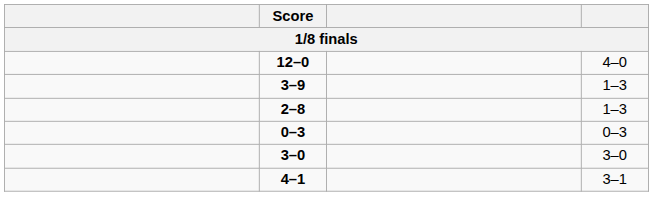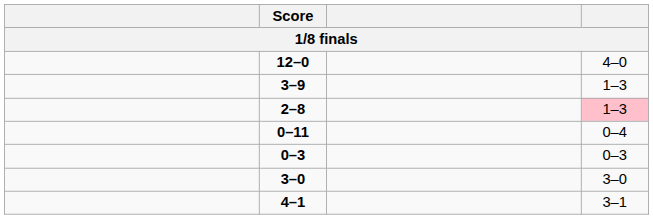(615, 109) no background -> (615, 109) pink background
+ row: (293, 132)
